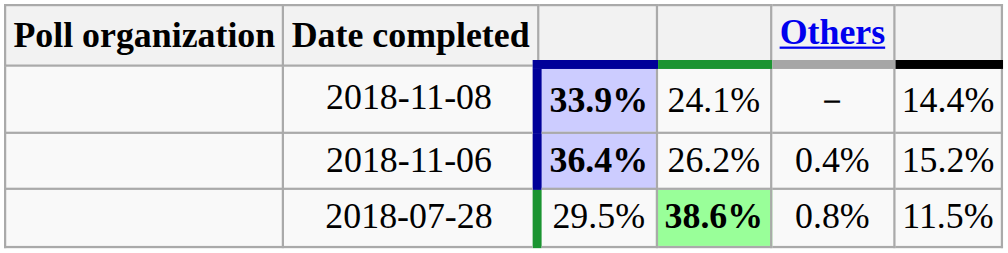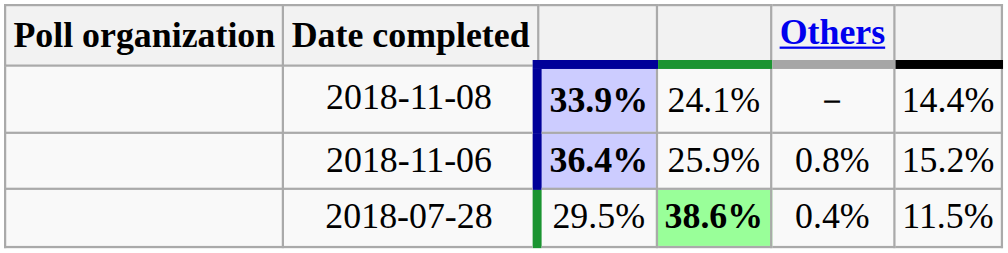(714, 160) 26.2% -> (714, 160) 25.9%
(832, 160) 0.4% -> (832, 160) 0.8%
(832, 216) 0.8% -> (832, 216) 0.4%
